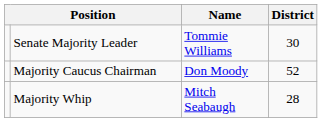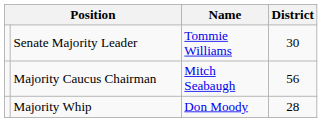(216, 71) Don Moody -> (210, 78) Mitch Seabaugh
(293, 71) 52 -> (293, 78) 56
(210, 99) Mitch Seabaugh -> (216, 106) Don Moody
